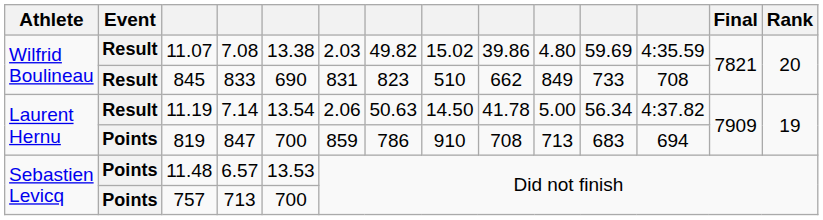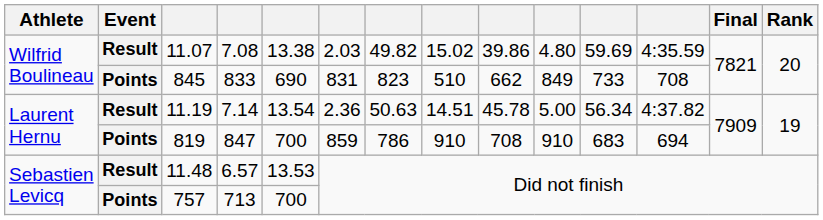(130, 80) Result -> (130, 80) Points
(342, 110) 2.06 -> (342, 110) 2.36
(450, 110) 14.50 -> (450, 110) 14.51
(506, 110) 41.78 -> (506, 110) 45.78
(557, 140) 713 -> (557, 140) 910
(130, 170) Points -> (130, 170) Result
